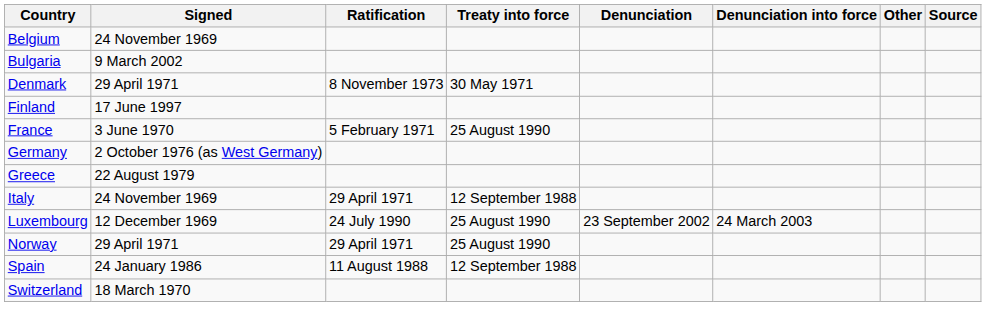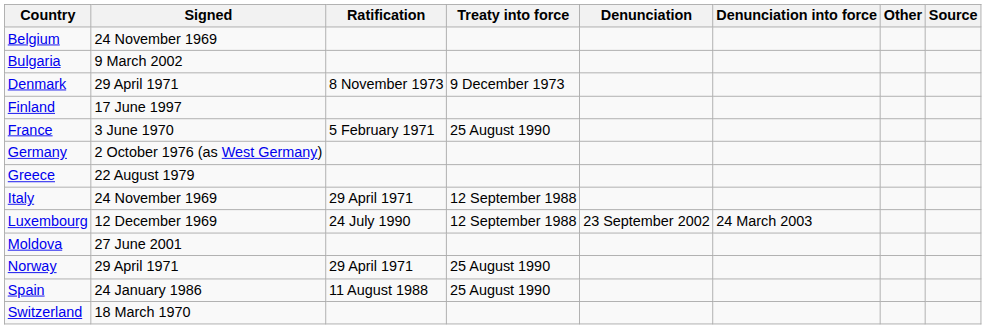(492, 84) 30 May 1971 -> (507, 84) 9 December 1973
(500, 221) 25 August 1990 -> (513, 221) 12 September 1988
+ row: (35, 244)
(513, 267) 12 September 1988 -> (500, 289) 25 August 1990
